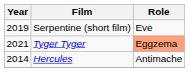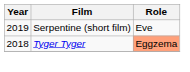(18, 43) 2021 -> (18, 43) 2018
- row: (53, 59)
